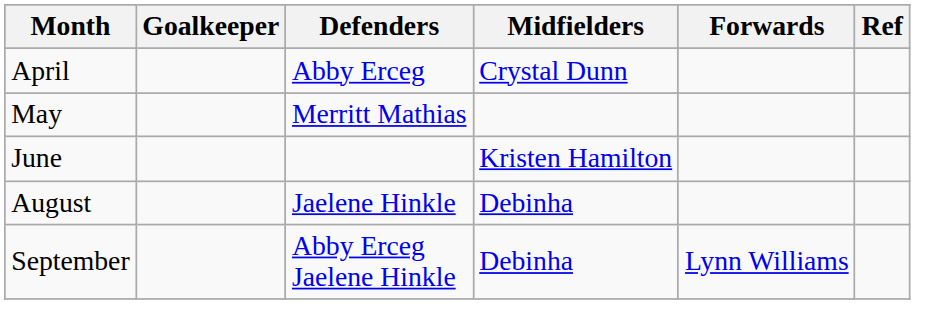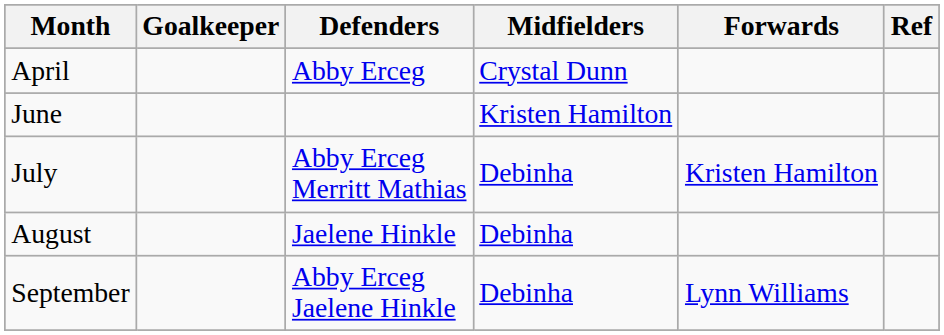- row: (37, 114)
+ row: (34, 173)
